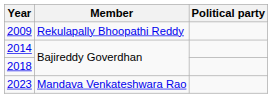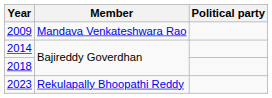(110, 31) Rekulapally Bhoopathi Reddy -> (112, 31) Mandava Venkateshwara Rao
(112, 84) Mandava Venkateshwara Rao -> (110, 84) Rekulapally Bhoopathi Reddy
